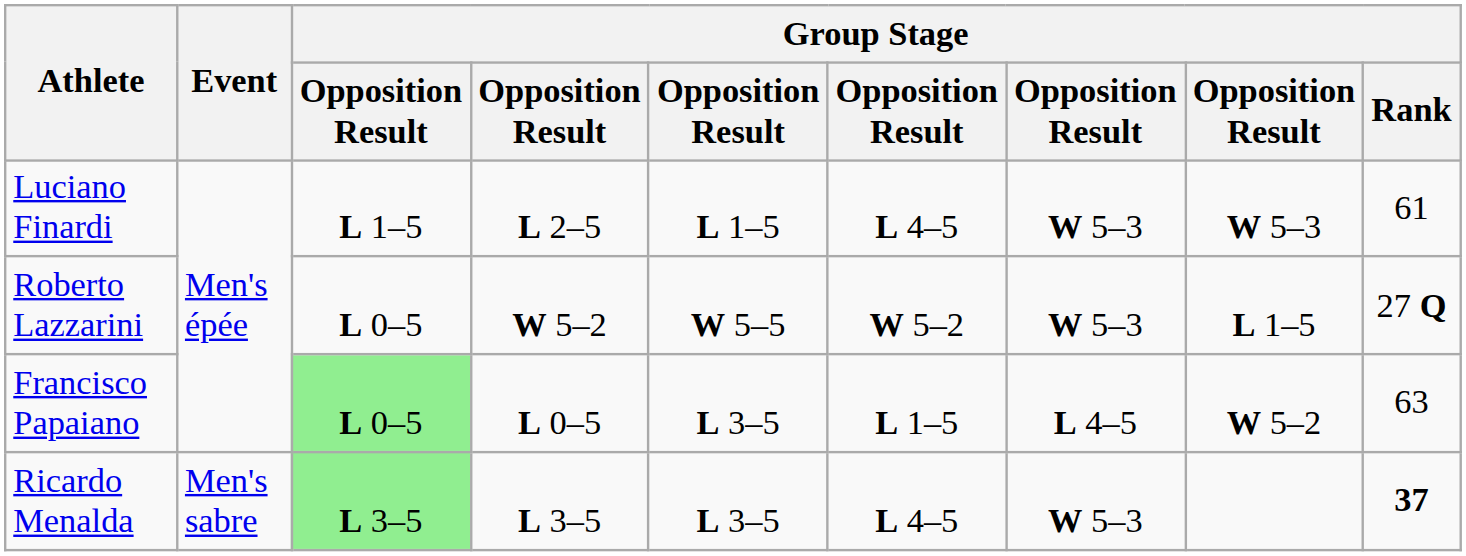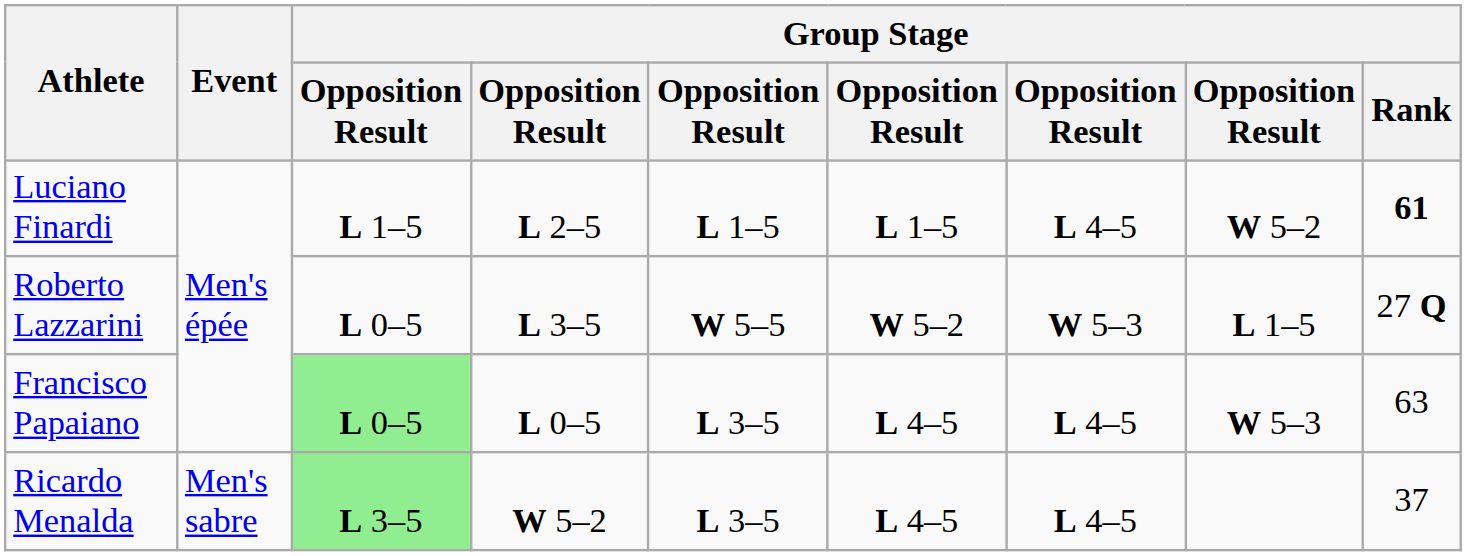(917, 228) L 4–5 -> (917, 228) L 1–5
(1095, 228) W 5–3 -> (1095, 228) L 4–5
(1274, 228) W 5–3 -> (1274, 228) W 5–2
(1412, 207) normal -> (1412, 207) bold
(560, 325) W 5–2 -> (560, 325) L 3–5
(917, 422) L 1–5 -> (917, 422) L 4–5
(1274, 422) W 5–2 -> (1274, 422) W 5–3
(560, 520) L 3–5 -> (560, 520) W 5–2
(1095, 520) W 5–3 -> (1095, 520) L 4–5
(1412, 499) bold -> (1412, 499) normal
